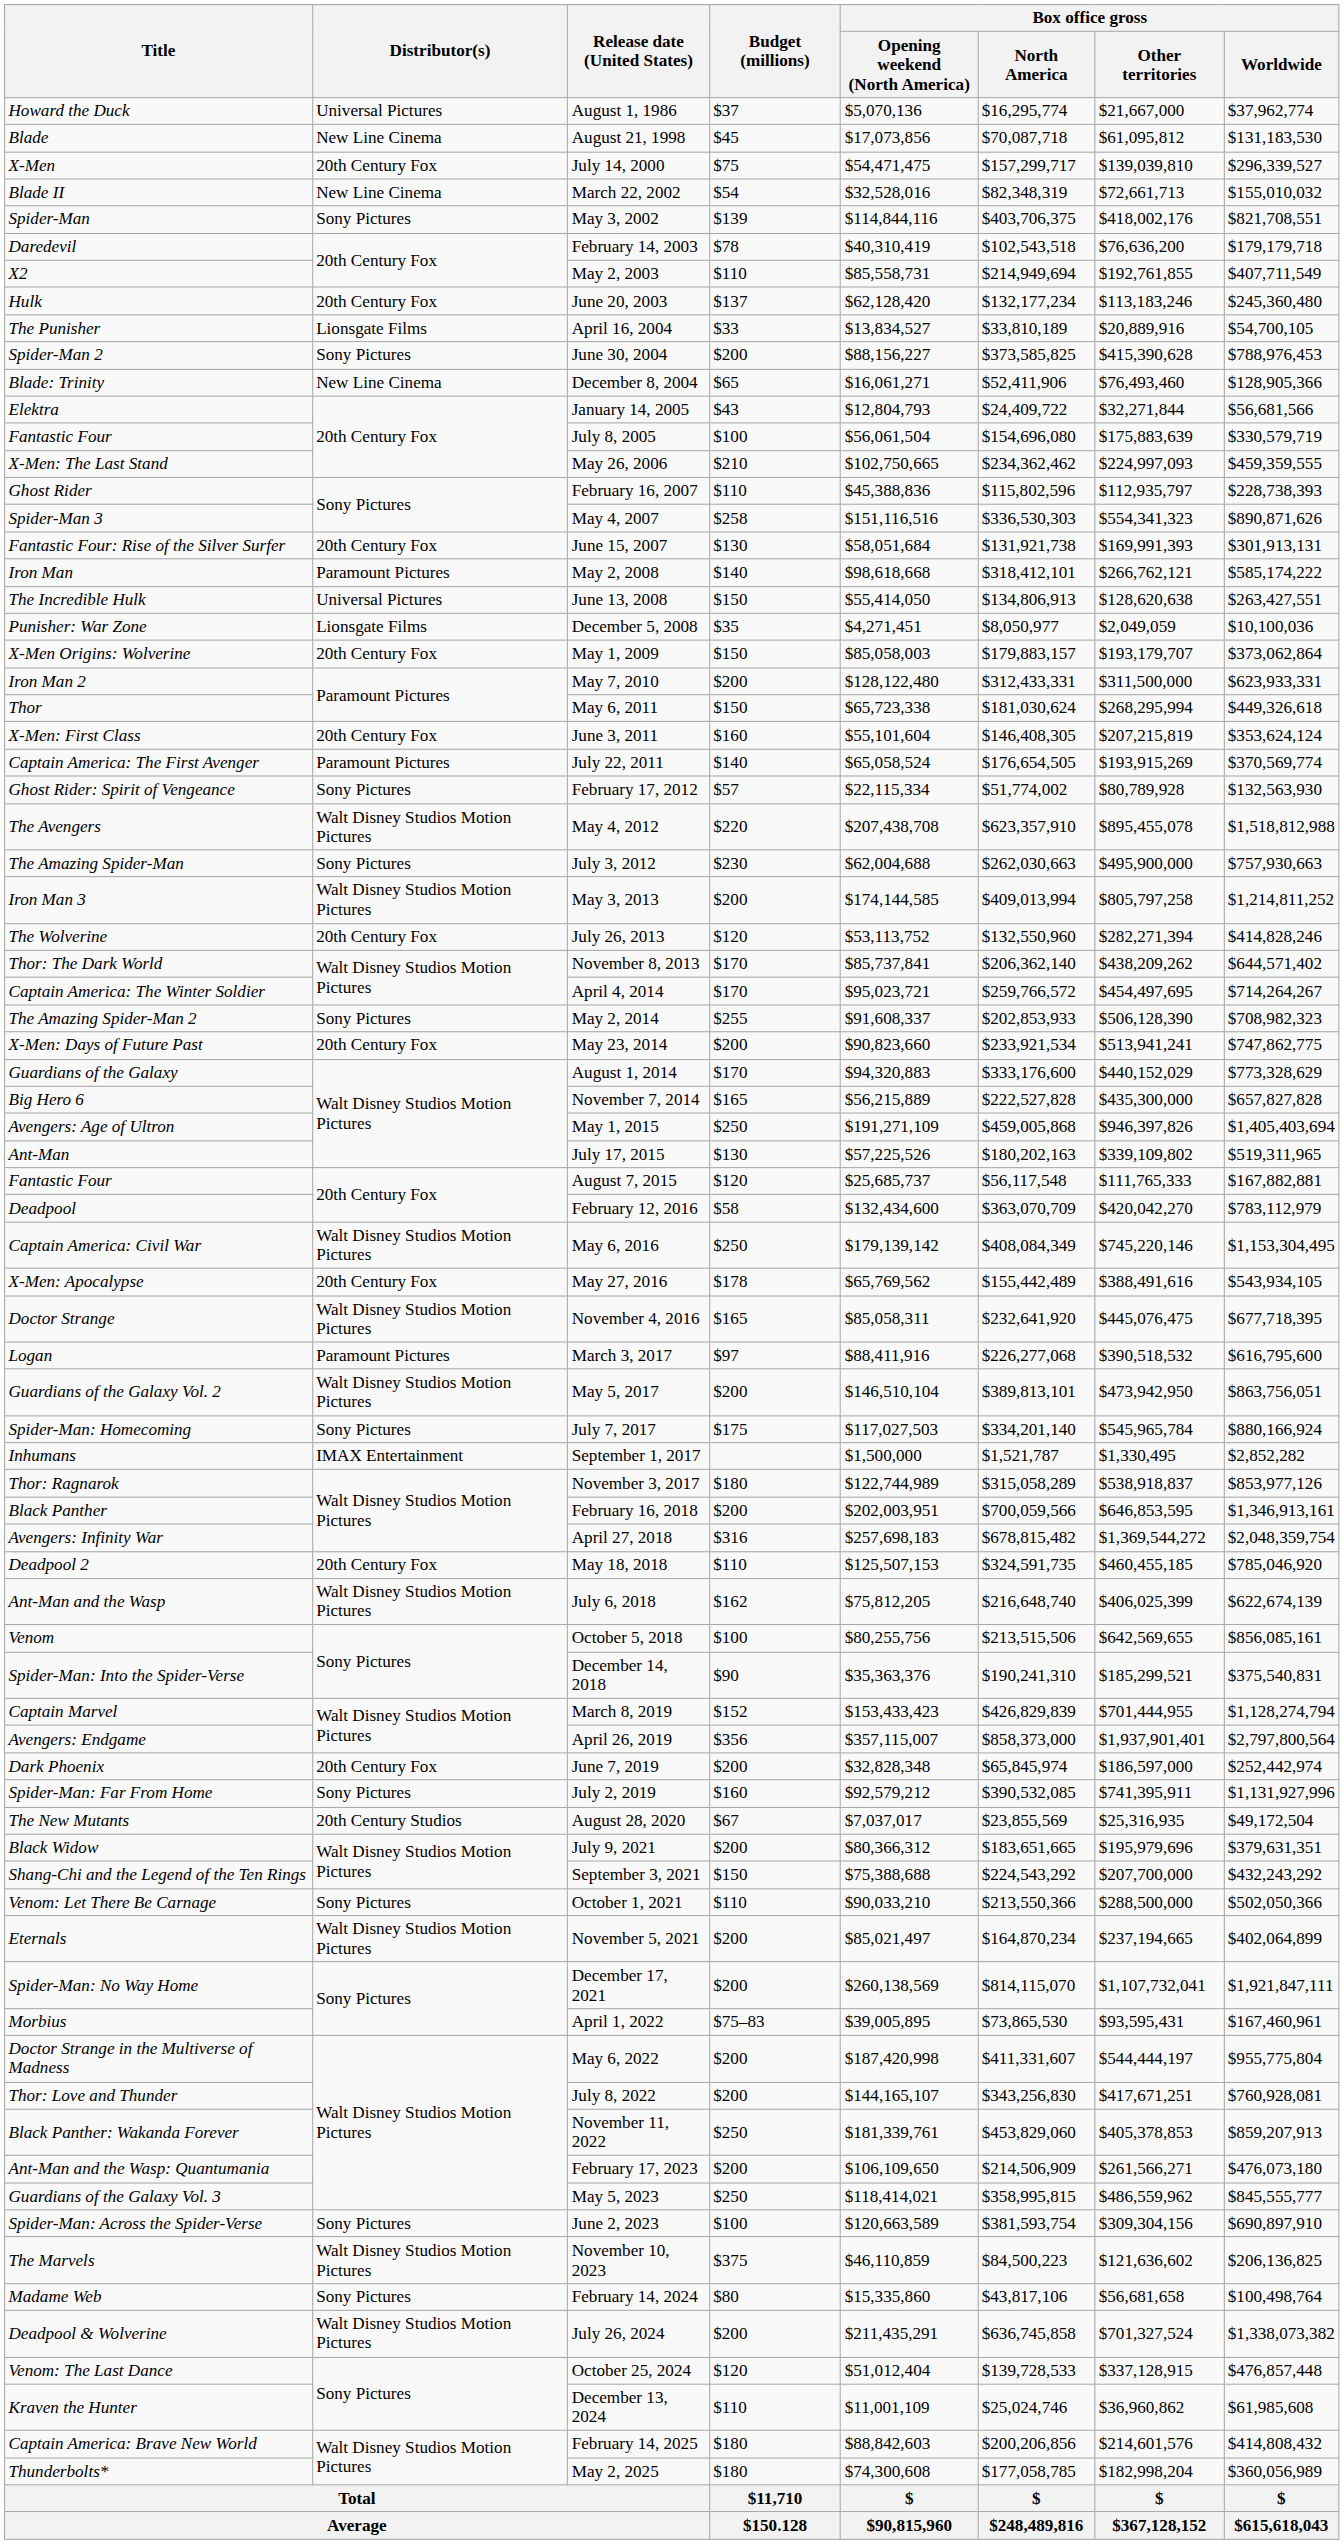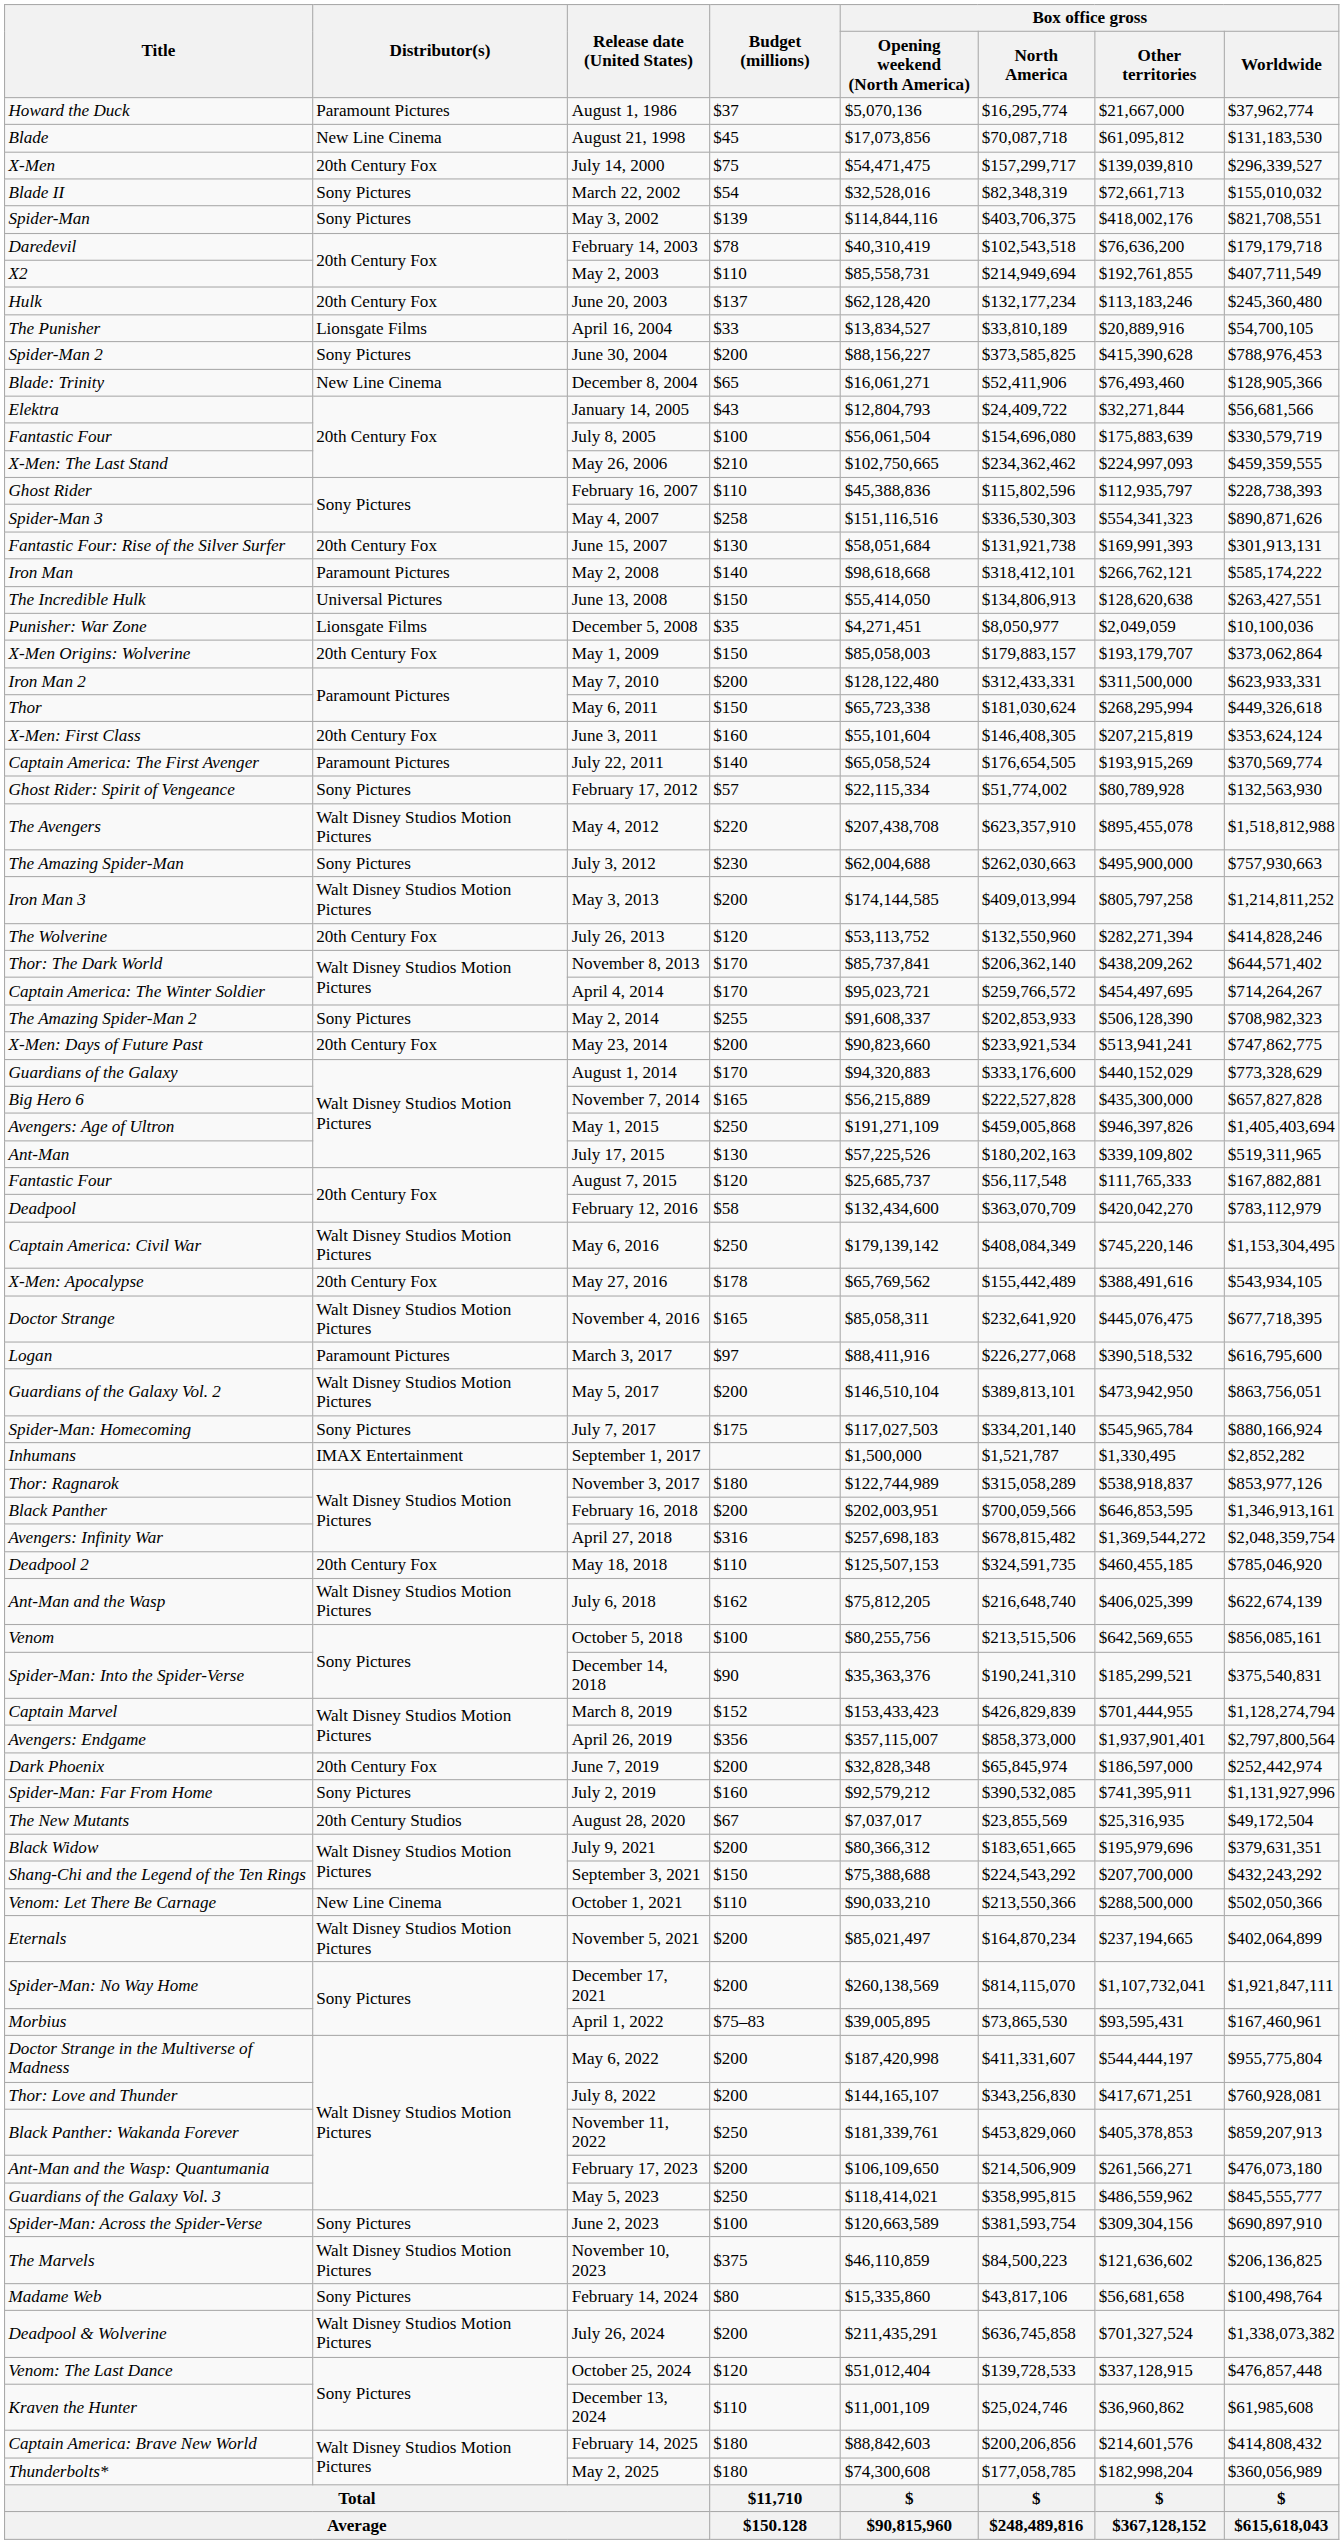(379, 110) Universal Pictures -> (383, 110) Paramount Pictures
(379, 192) New Line Cinema -> (363, 192) Sony Pictures
(363, 1901) Sony Pictures -> (379, 1901) New Line Cinema
